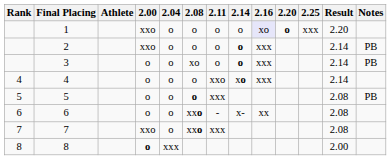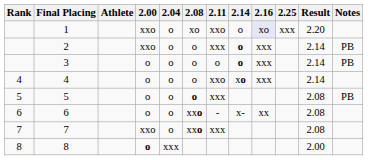- column: (287, 12)
(194, 29) o -> (194, 29) xo
(217, 29) o -> (217, 29) xxo
(217, 46) o -> (217, 46) xxx
(194, 63) xo -> (194, 63) o
